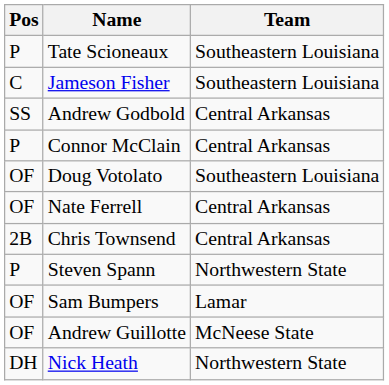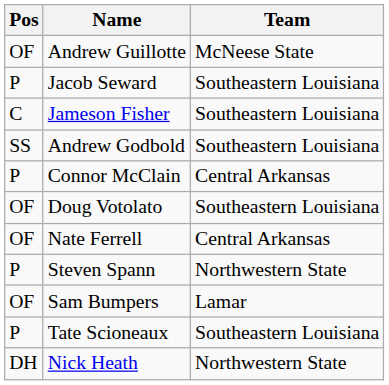rows swapped: (108, 51) <-> (117, 332)
+ row: (102, 82)
(263, 113) Central Arkansas -> (287, 144) Southeastern Louisiana
- row: (112, 238)
